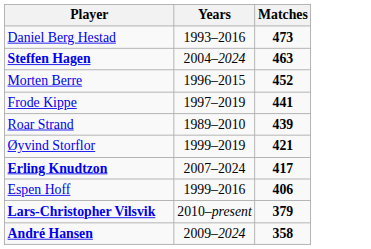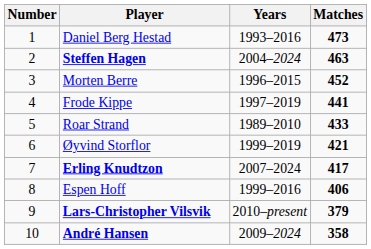+ column: (32, 15)
(283, 124) 439 -> (338, 124) 433
